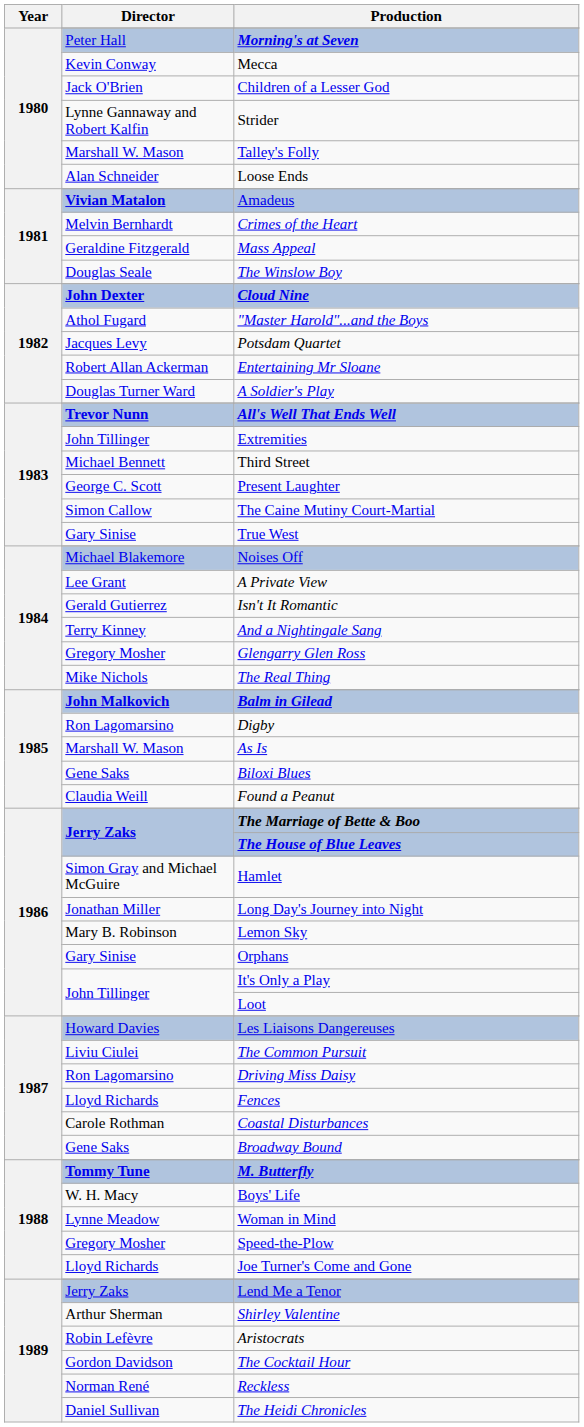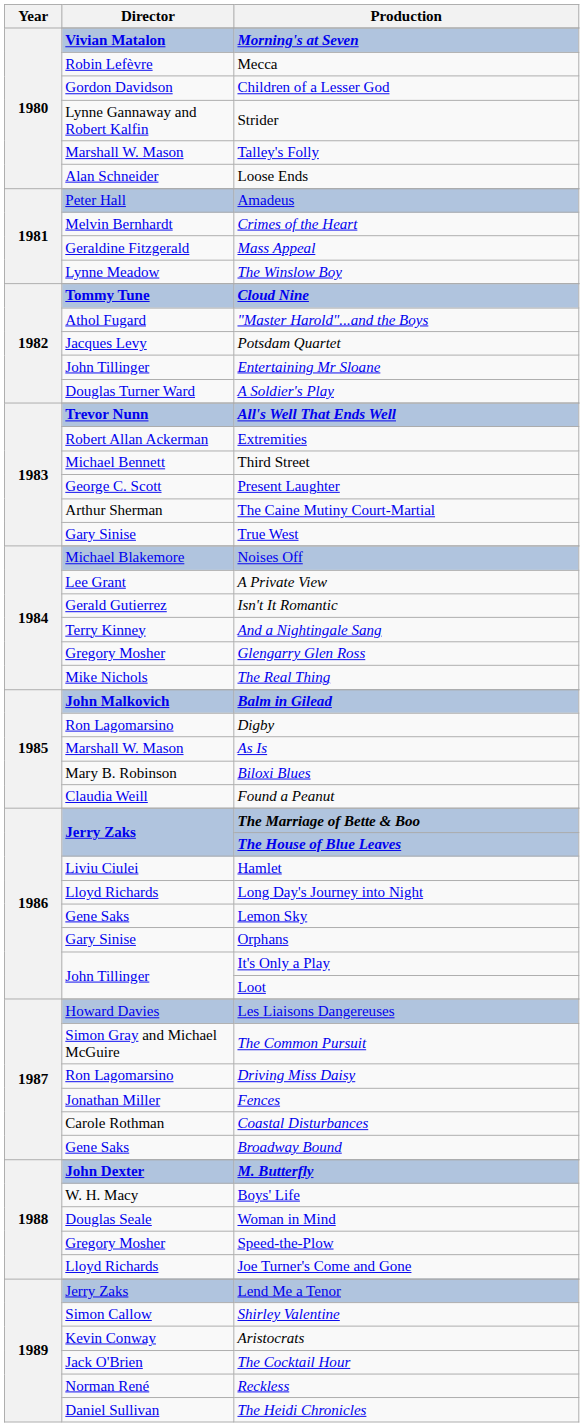(96, 40) Peter Hall -> (115, 40) Vivian Matalon
(111, 64) Kevin Conway -> (109, 64) Robin Lefèvre
(104, 87) Jack O'Brien -> (119, 87) Gordon Davidson
(115, 200) Vivian Matalon -> (96, 200) Peter Hall
(109, 271) Douglas Seale -> (112, 271) Lynne Meadow
(105, 295) John Dexter -> (107, 295) Tommy Tune
(137, 367) Robert Allan Ackerman -> (107, 367) John Tillinger
(107, 438) John Tillinger -> (137, 438) Robert Allan Ackerman
(109, 510) Simon Callow -> (114, 510) Arthur Sherman
(97, 772) Gene Saks -> (121, 772) Mary B. Robinson
(141, 876) Simon Gray and Michael McGuire -> (102, 868) Liviu Ciulei
(113, 908) Jonathan Miller -> (112, 892) Lloyd Richards
(121, 932) Mary B. Robinson -> (97, 915) Gene Saks
(102, 1052) Liviu Ciulei -> (141, 1043) Simon Gray and Michael McGuire
(112, 1099) Lloyd Richards -> (113, 1099) Jonathan Miller
(107, 1171) Tommy Tune -> (105, 1171) John Dexter
(112, 1219) Lynne Meadow -> (109, 1219) Douglas Seale
(114, 1314) Arthur Sherman -> (109, 1314) Simon Callow
(109, 1338) Robin Lefèvre -> (111, 1338) Kevin Conway
(119, 1362) Gordon Davidson -> (104, 1362) Jack O'Brien
